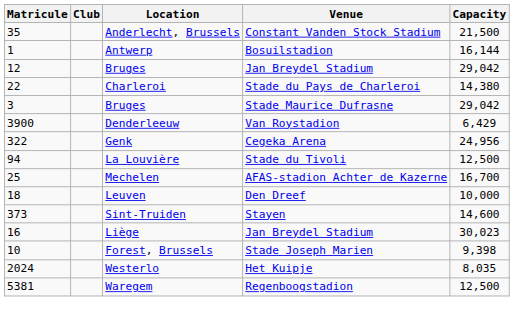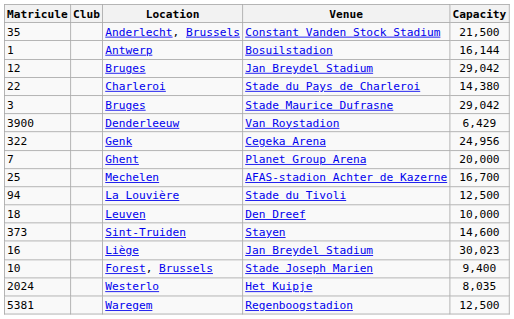+ row: (10, 159)
rows swapped: (14, 159) <-> (14, 178)
(479, 250) 9,398 -> (479, 269) 9,400
